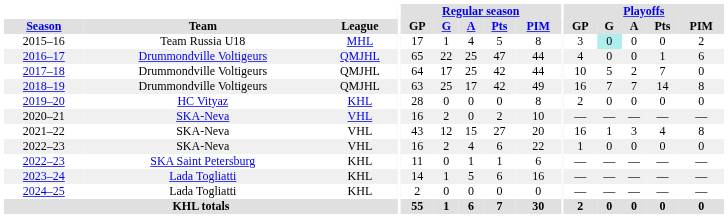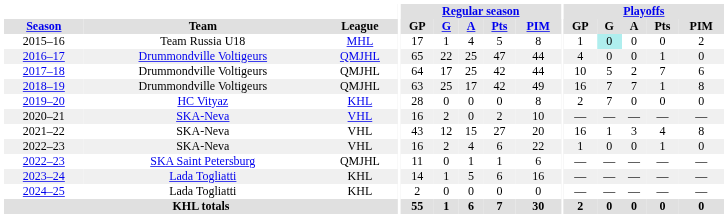(580, 41) 3 -> (580, 41) 1
(701, 56) 6 -> (701, 56) 0
(701, 71) 0 -> (701, 71) 6
(662, 86) 14 -> (662, 86) 1
(609, 101) 0 -> (609, 101) 7
(662, 146) 0 -> (662, 146) 1
(360, 161) KHL -> (360, 161) QMJHL
